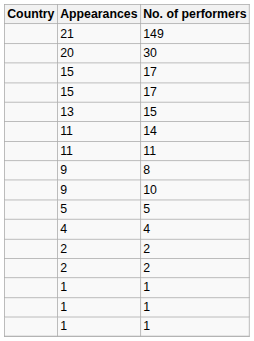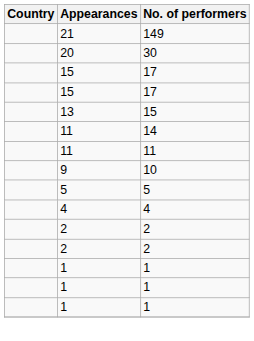- row: (64, 170)
